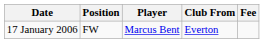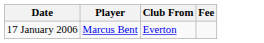- column: (101, 13)
